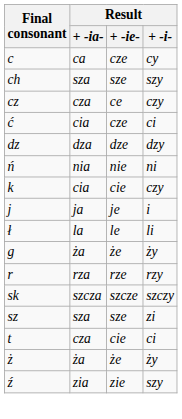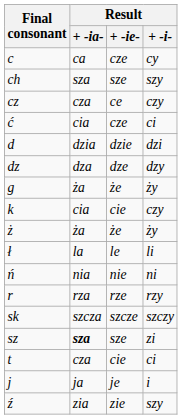+ row: (11, 144)
rows swapped: (11, 252) <-> (11, 166)
rows swapped: (9, 209) <-> (10, 360)
(81, 317) normal -> (81, 338) bold
